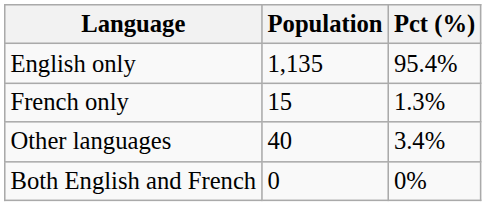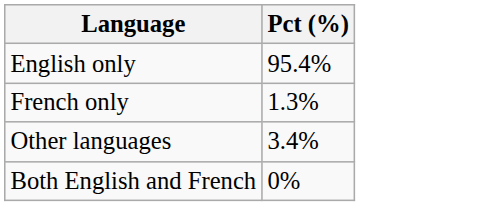- column: (325, 24)
